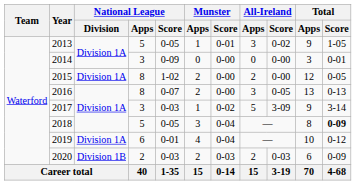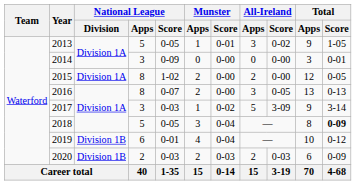(101, 140) Division 1A -> (101, 140) Division 1B
